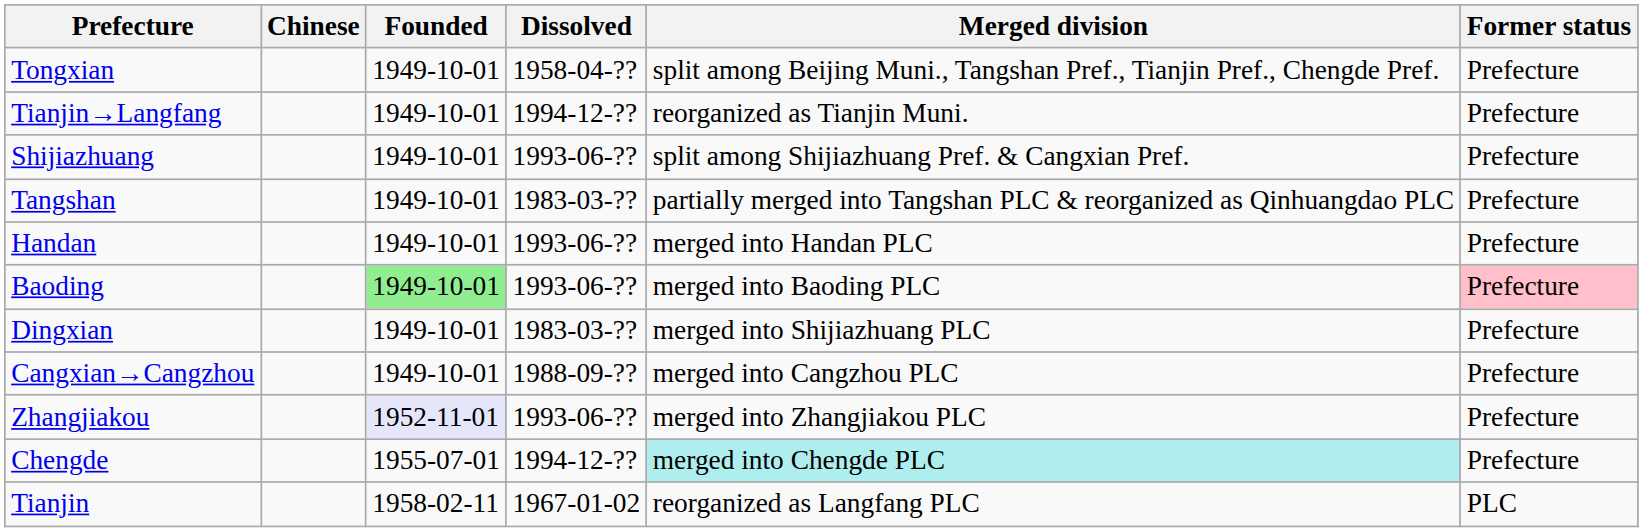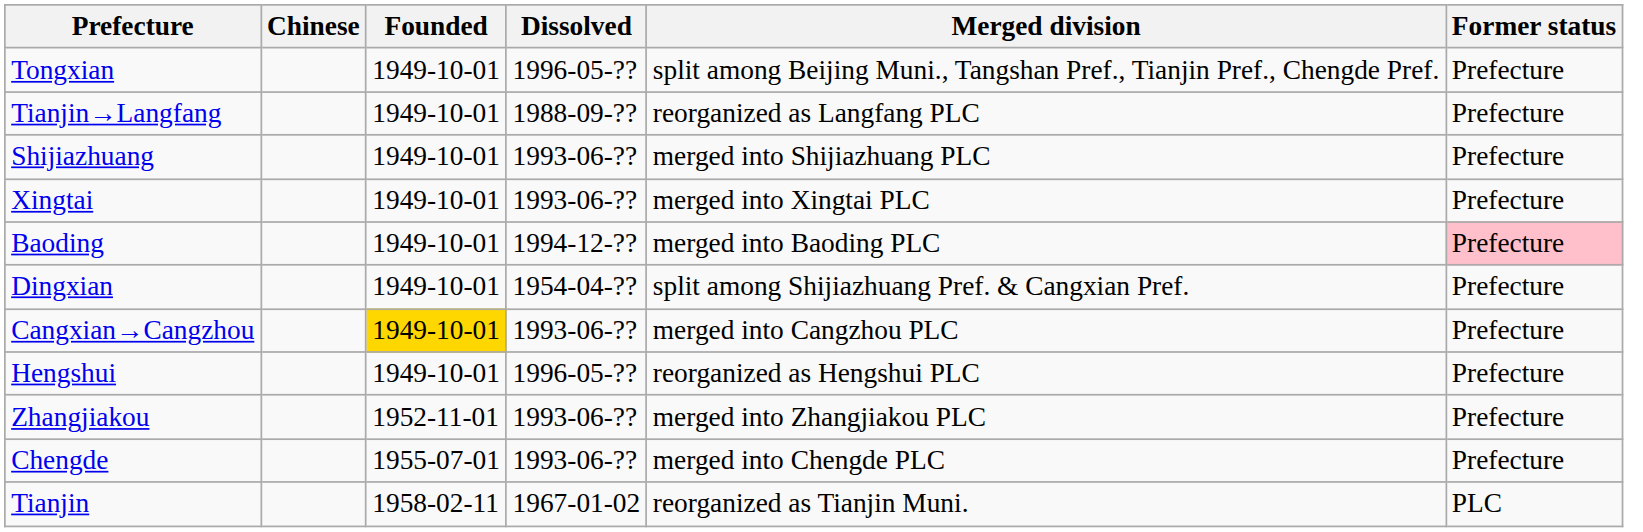(575, 69) 1958-04-?? -> (575, 69) 1996-05-??
(575, 112) 1994-12-?? -> (575, 112) 1988-09-??
(811, 112) reorganized as Tianjin Muni. -> (816, 112) reorganized as Langfang PLC
(921, 156) split among Shijiazhuang Pref. & Cangxian Pref. -> (822, 156) merged into Shijiazhuang PLC
- row: (63, 199)
- row: (54, 243)
+ row: (52, 199)
(436, 286) lightgreen background -> (436, 243) no background
(575, 286) 1993-06-?? -> (575, 243) 1994-12-??
(575, 329) 1983-03-?? -> (575, 286) 1954-04-??
(822, 329) merged into Shijiazhuang PLC -> (921, 286) split among Shijiazhuang Pref. & Cangxian Pref.
(436, 373) no background -> (436, 329) gold background
(575, 373) 1988-09-?? -> (575, 329) 1993-06-??
+ row: (64, 373)
(436, 416) lavender background -> (436, 416) no background
(575, 460) 1994-12-?? -> (575, 460) 1993-06-??
(799, 460) paleturquoise background -> (799, 460) no background
(816, 503) reorganized as Langfang PLC -> (811, 503) reorganized as Tianjin Muni.
